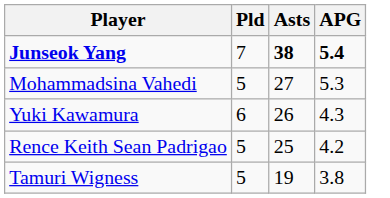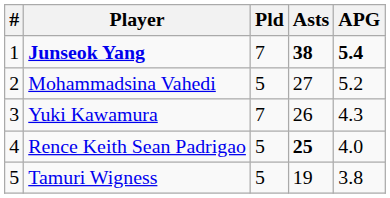+ column: (14, 20)
(332, 83) 5.3 -> (351, 83) 5.2
(241, 114) 6 -> (260, 114) 7
(284, 146) normal -> (303, 146) bold
(332, 146) 4.2 -> (351, 146) 4.0
